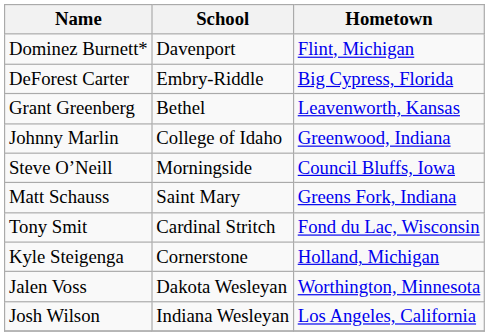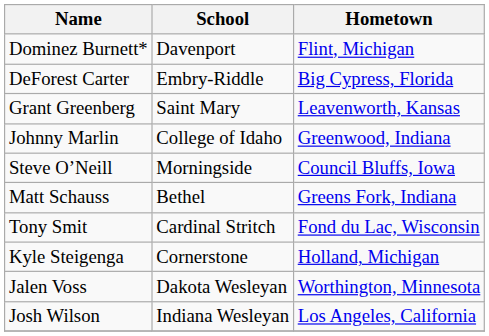(181, 108) Bethel -> (198, 108) Saint Mary
(198, 197) Saint Mary -> (181, 197) Bethel
